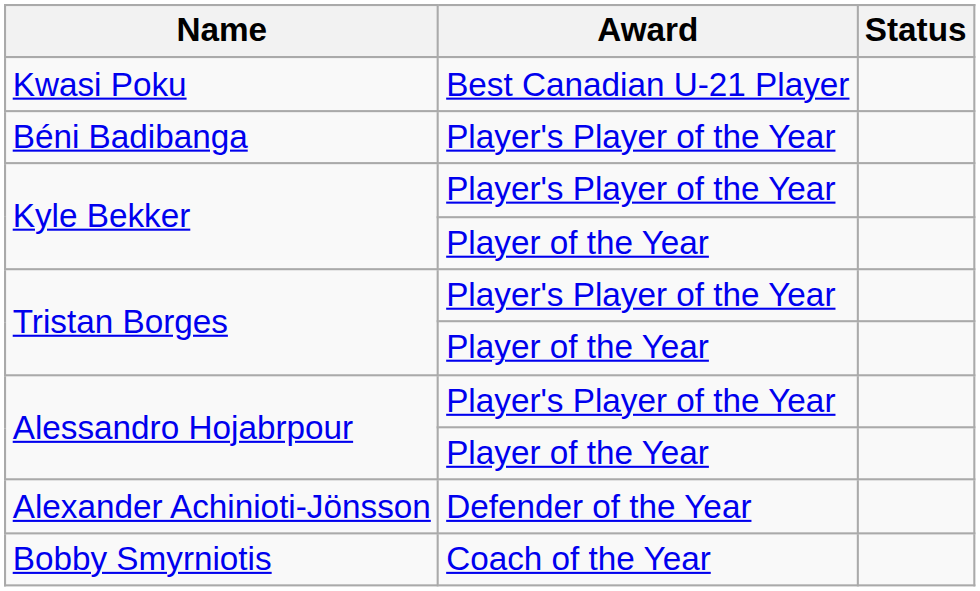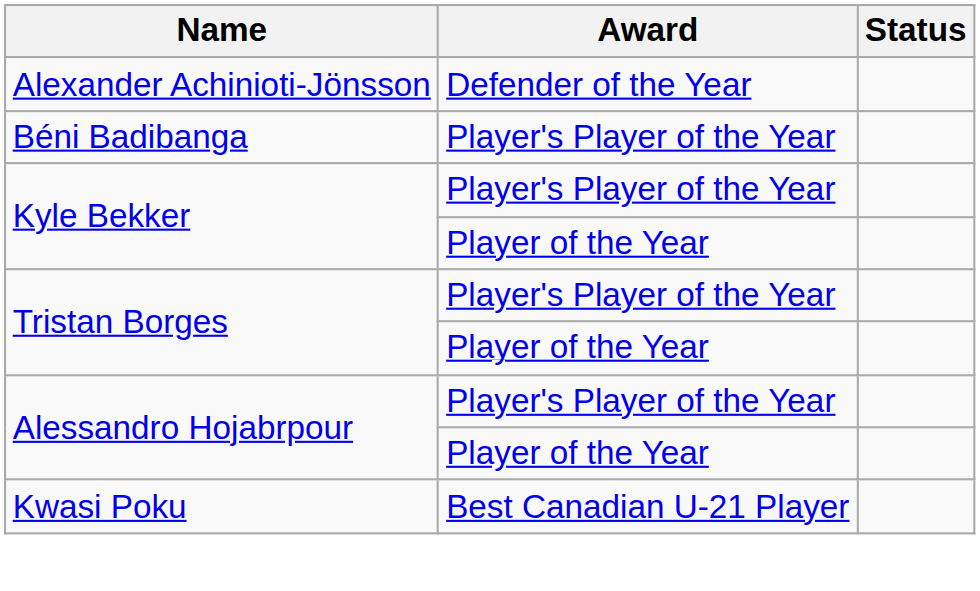rows swapped: (222, 505) <-> (100, 83)
- row: (142, 558)
